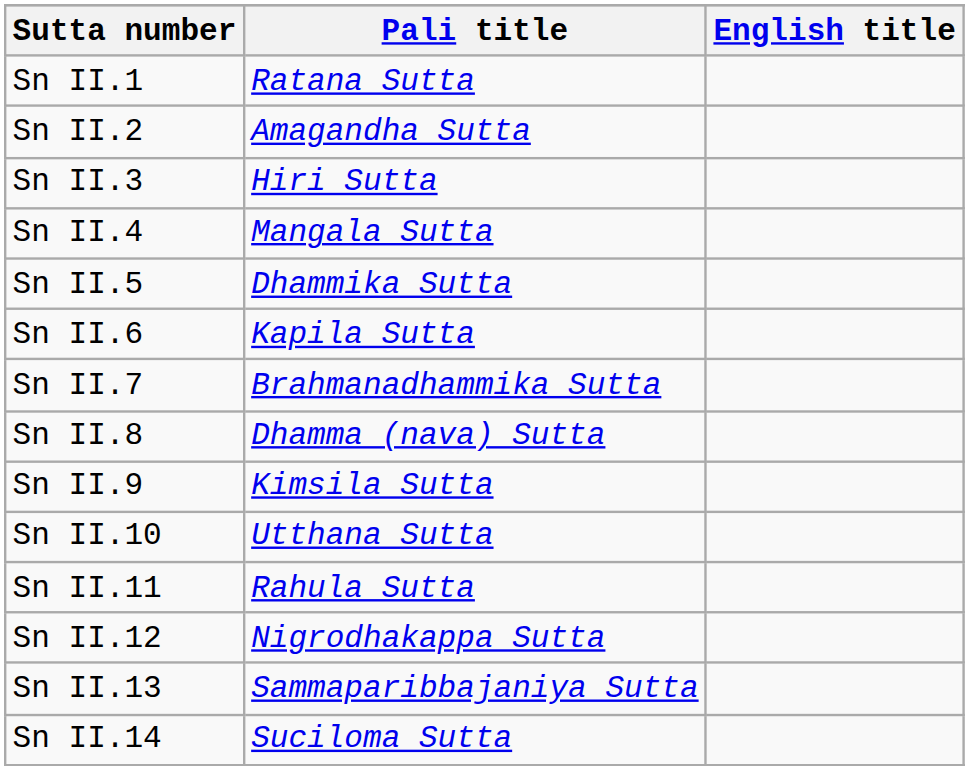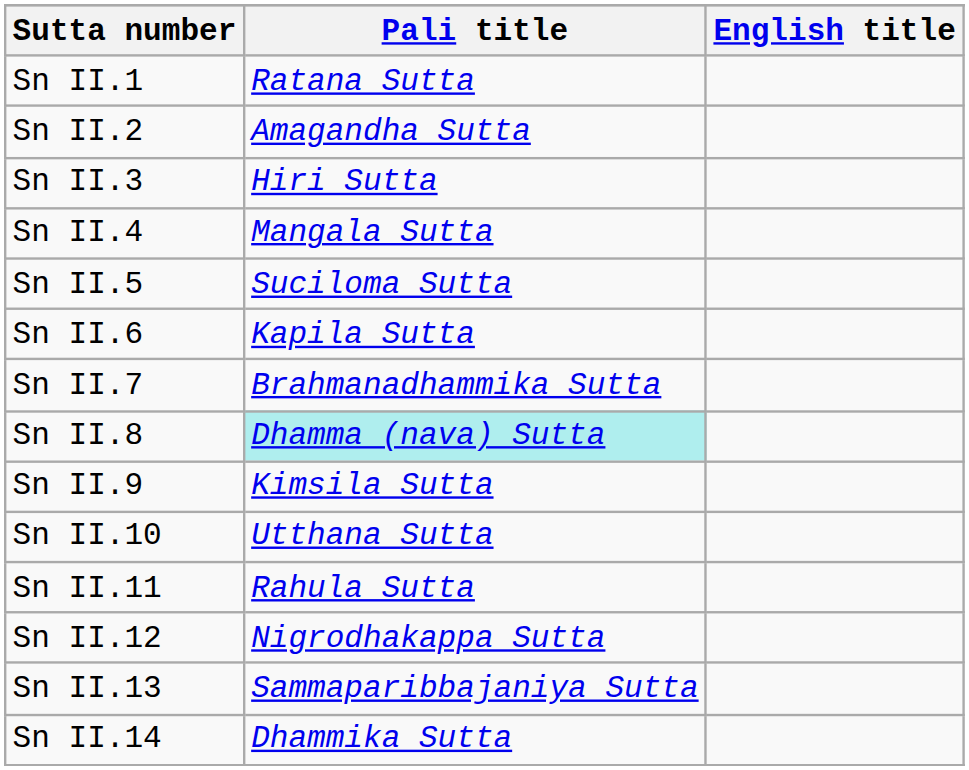(382, 284) Dhammika Sutta -> (382, 284) Suciloma Sutta
(428, 436) no background -> (428, 436) paleturquoise background
(382, 739) Suciloma Sutta -> (382, 739) Dhammika Sutta
